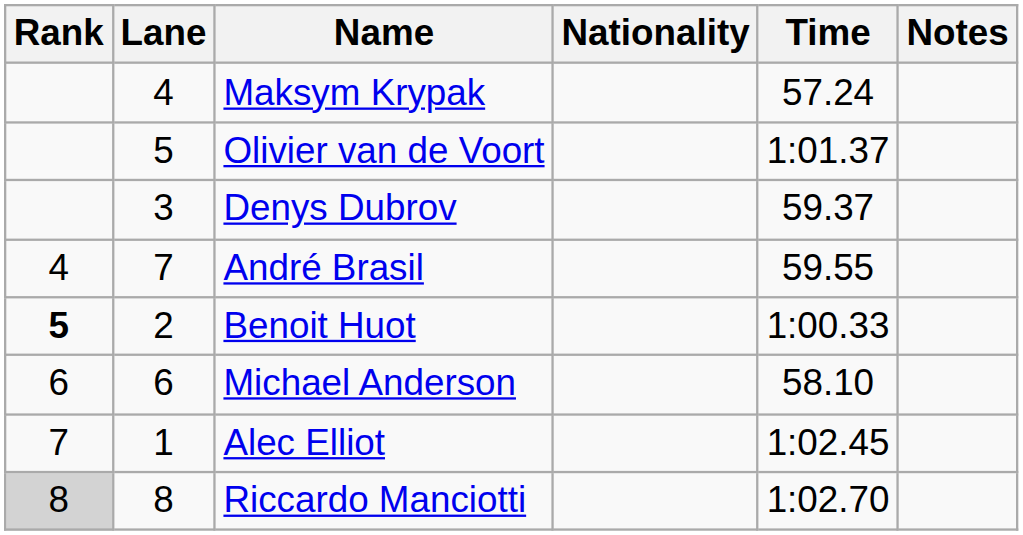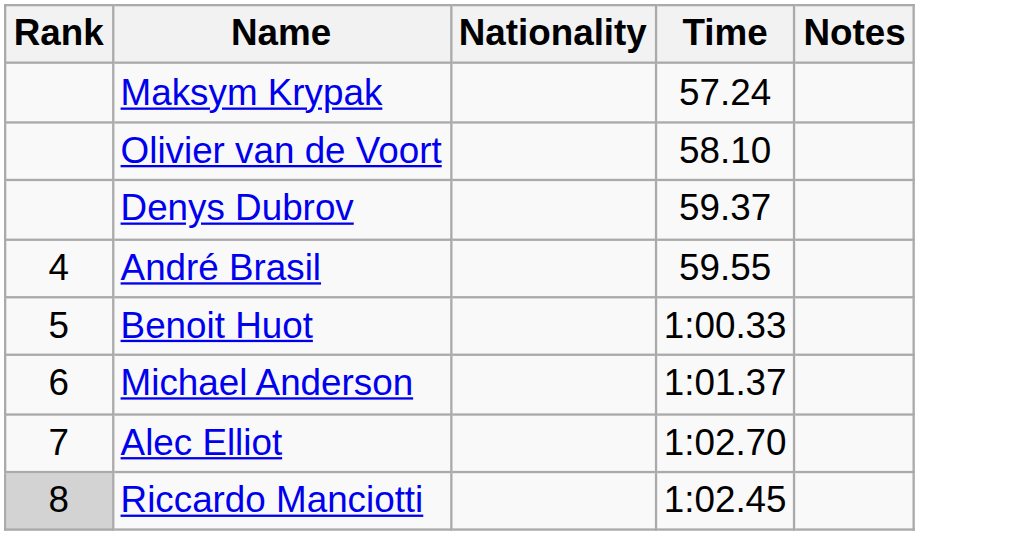- column: (164, 33)
(828, 150) 1:01.37 -> (725, 150) 58.10
(59, 325) bold -> (59, 325) normal
(828, 383) 58.10 -> (725, 383) 1:01.37
(828, 442) 1:02.45 -> (725, 442) 1:02.70
(828, 500) 1:02.70 -> (725, 500) 1:02.45
